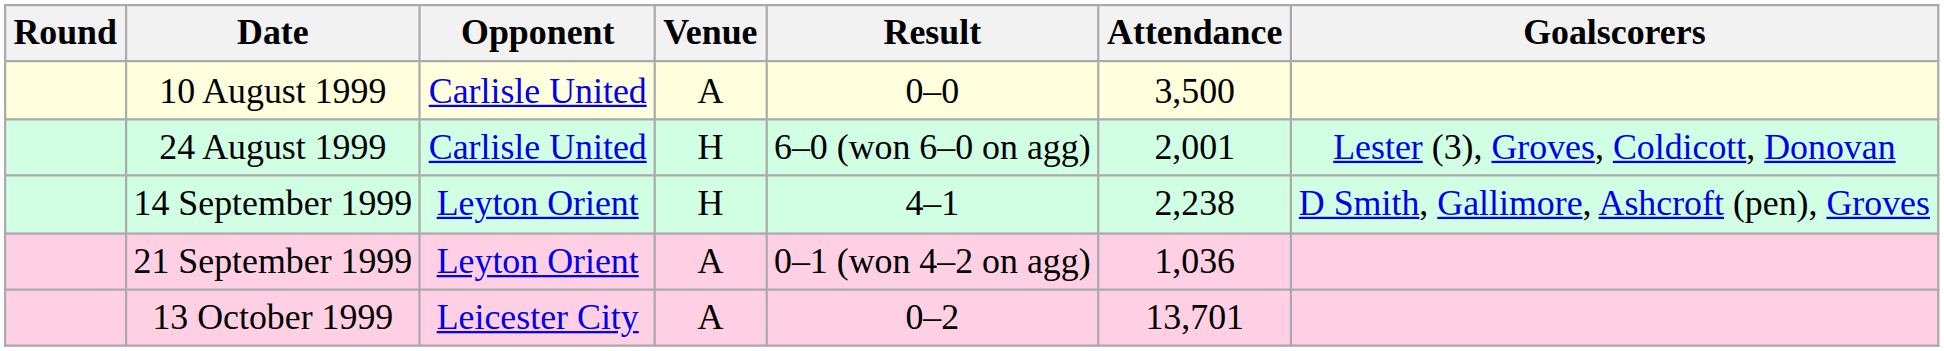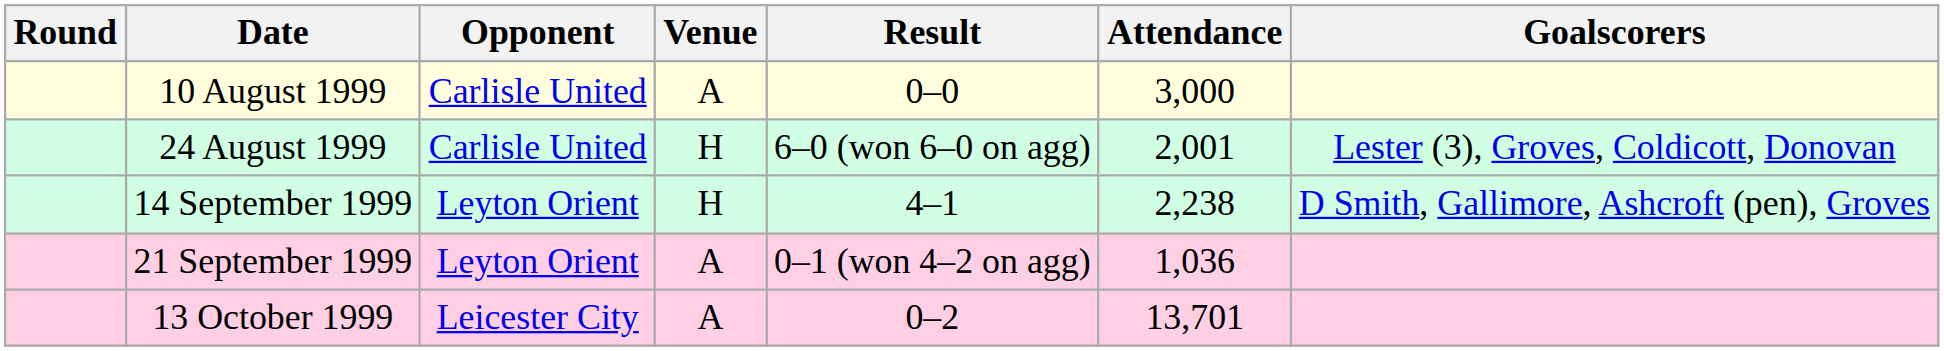(1195, 89) 3,500 -> (1195, 89) 3,000
